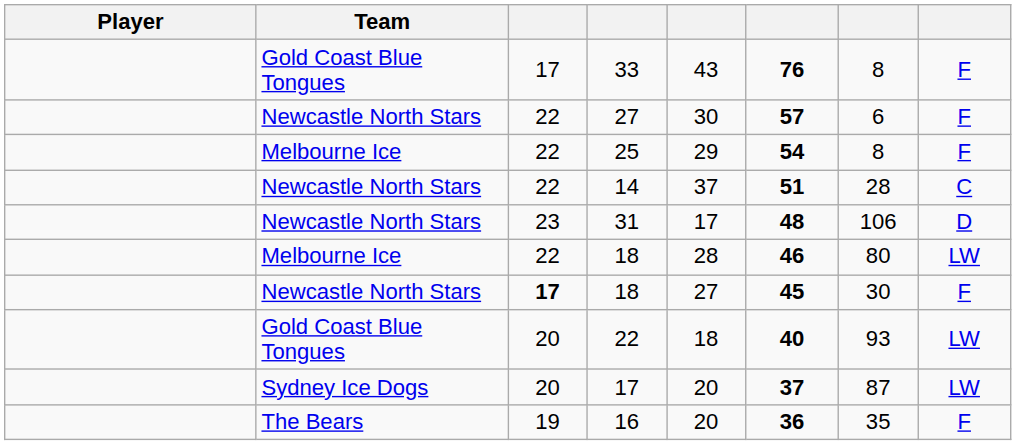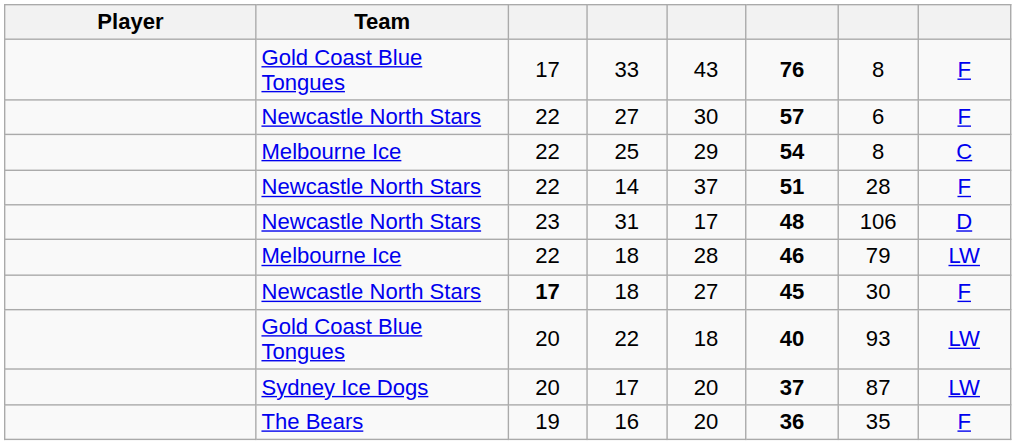(964, 151) F -> (964, 151) C
(964, 186) C -> (964, 186) F
(878, 256) 80 -> (878, 256) 79
